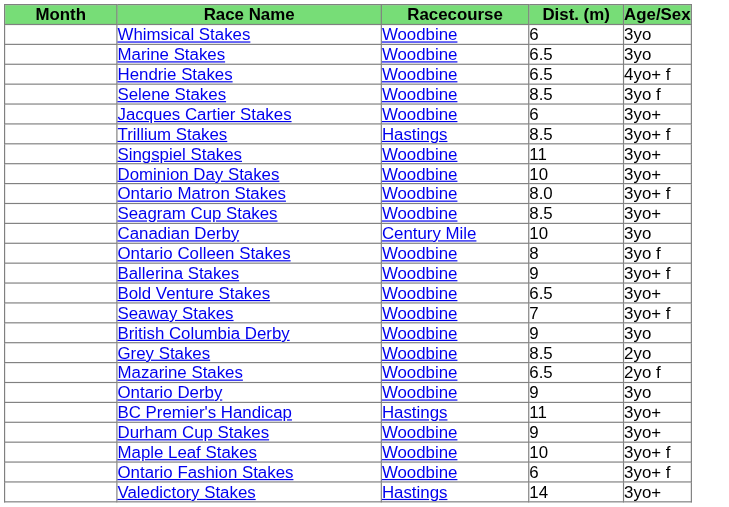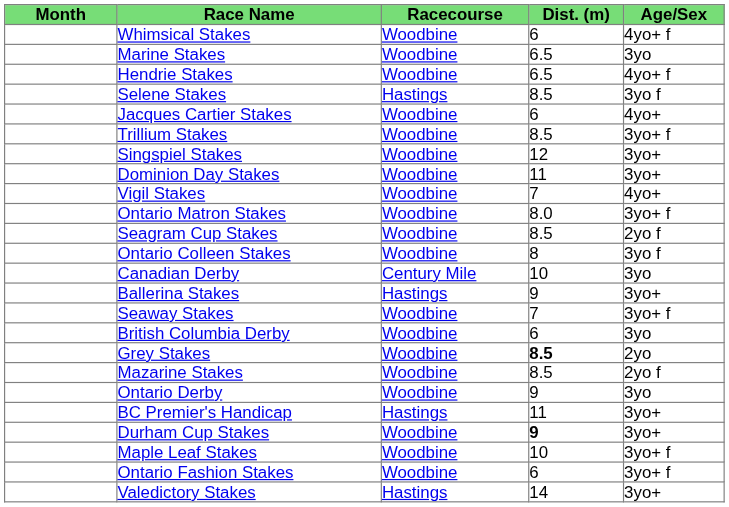(638, 34) 3yo -> (647, 34) 4yo+ f
(420, 94) Woodbine -> (415, 94) Hastings
(643, 114) 3yo+ -> (643, 114) 4yo+
(415, 134) Hastings -> (420, 134) Woodbine
(538, 154) 11 -> (539, 154) 12
(539, 174) 10 -> (538, 174) 11
+ row: (161, 194)
(643, 213) 3yo+ -> (642, 233) 2yo f
rows swapped: (204, 253) <-> (178, 233)
(420, 273) Woodbine -> (415, 293) Hastings
(647, 273) 3yo+ f -> (643, 293) 3yo+
- row: (194, 293)
(534, 333) 9 -> (534, 333) 6
(541, 353) normal -> (541, 353) bold
(541, 373) 6.5 -> (541, 373) 8.5
(534, 432) normal -> (534, 432) bold
